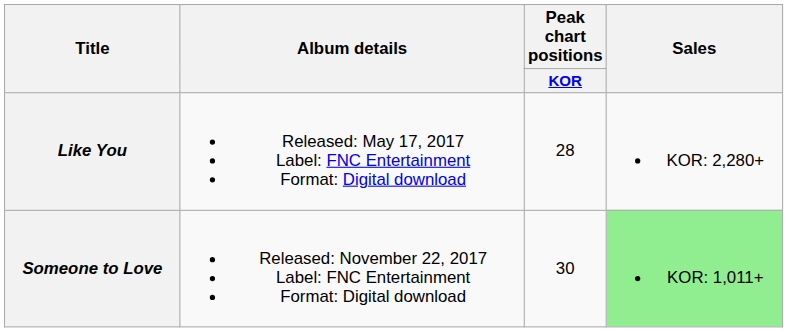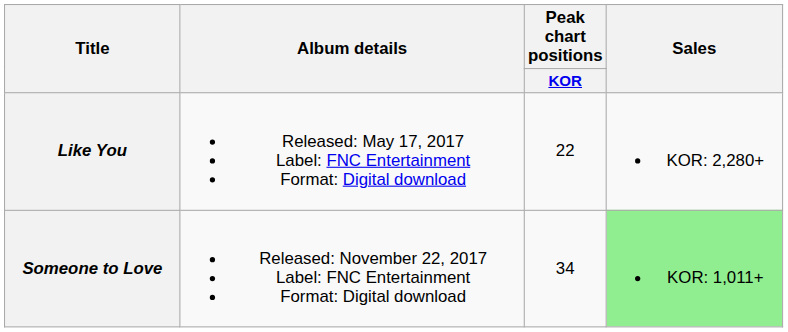(565, 151) 28 -> (565, 151) 22
(565, 268) 30 -> (565, 268) 34
